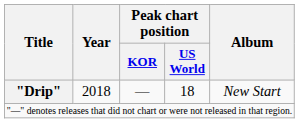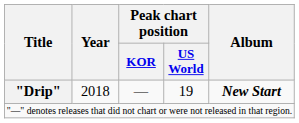(187, 91) 18 -> (186, 91) 19
(252, 91) normal -> (251, 91) bold
